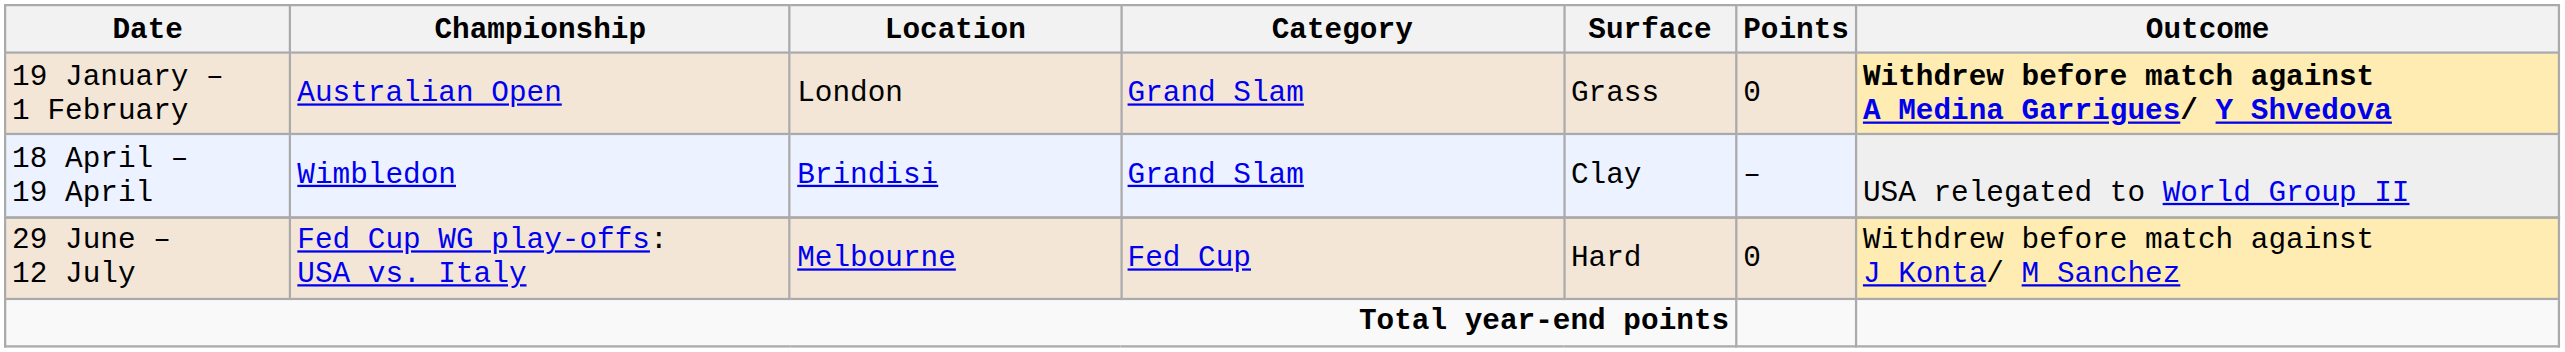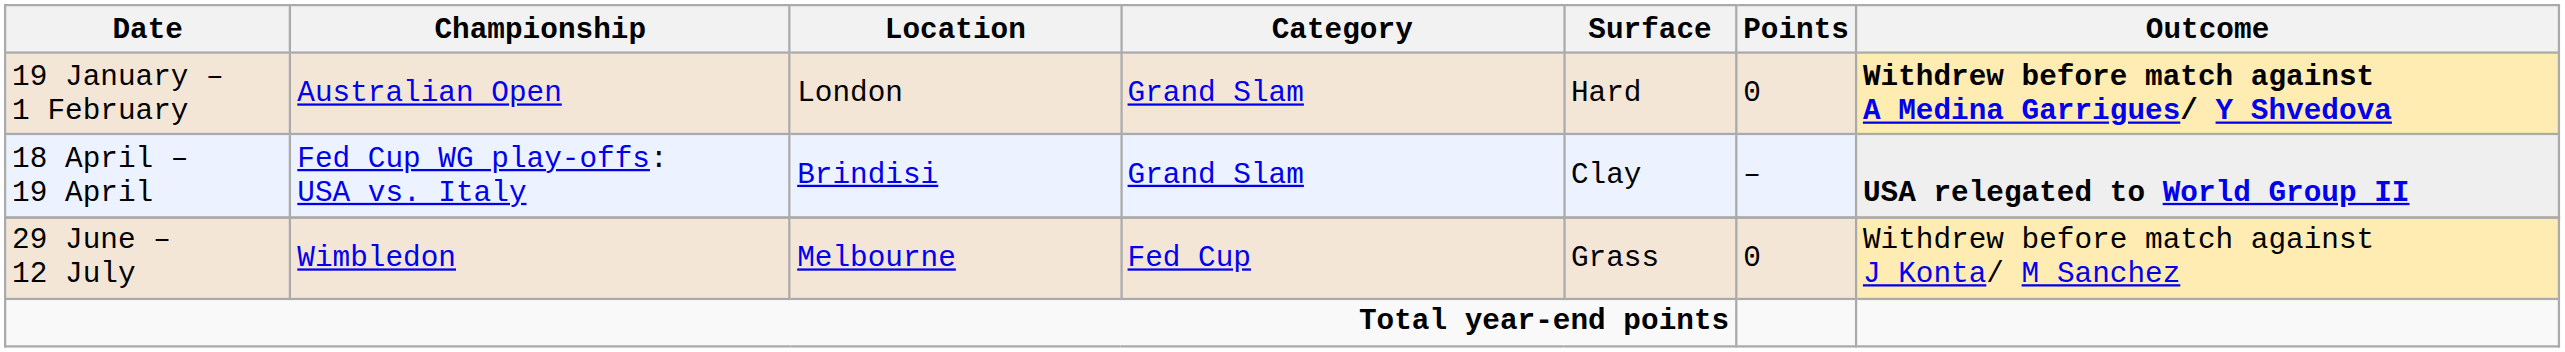(1615, 94) Grass -> (1606, 94) Hard
(377, 176) Wimbledon -> (482, 176) Fed Cup WG play-offs: USA vs. Italy
(2136, 193) normal -> (2136, 193) bold
(482, 257) Fed Cup WG play-offs: USA vs. Italy -> (377, 257) Wimbledon
(1606, 257) Hard -> (1615, 257) Grass
